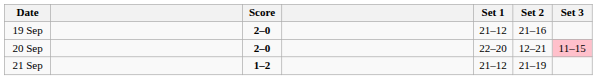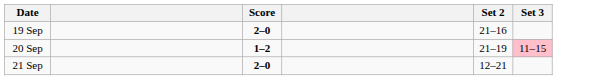- column: (493, 13)
(262, 48) 2–0 -> (262, 48) 1–2
(533, 48) 12–21 -> (493, 48) 21–19
(262, 65) 1–2 -> (262, 65) 2–0
(533, 65) 21–19 -> (493, 65) 12–21
